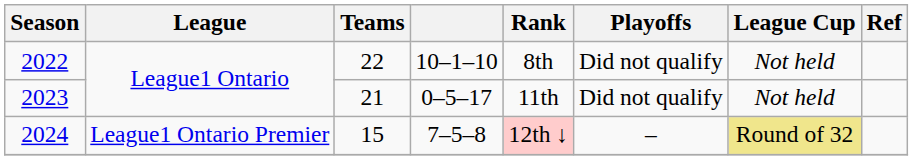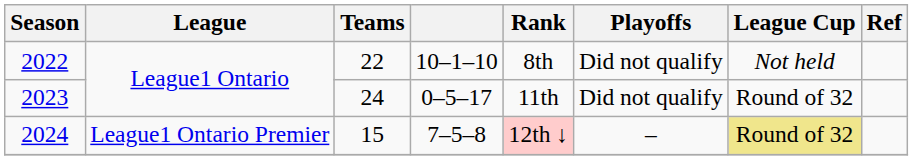(372, 97) 21 -> (372, 97) 24
(795, 97) Not held -> (795, 97) Round of 32
